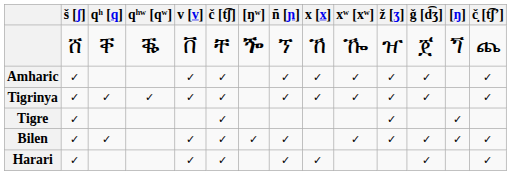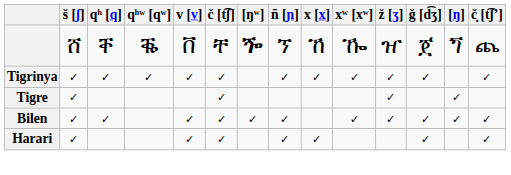- row: (33, 76)
